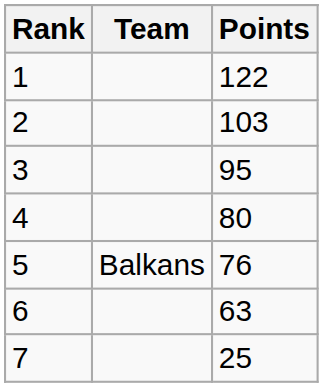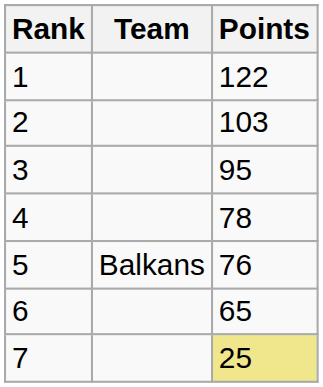(235, 217) 80 -> (235, 217) 78
(235, 312) 63 -> (235, 312) 65
(235, 359) no background -> (235, 359) khaki background
